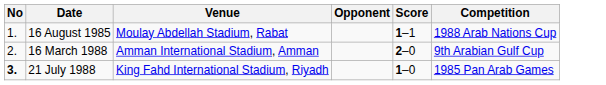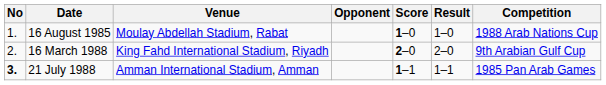+ column: (452, 13)
(405, 32) 1–1 -> (405, 32) 1–0
(217, 51) Amman International Stadium, Amman -> (222, 51) King Fahd International Stadium, Riyadh
(222, 70) King Fahd International Stadium, Riyadh -> (217, 70) Amman International Stadium, Amman
(405, 70) 1–0 -> (405, 70) 1–1
